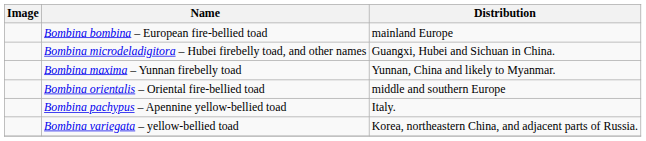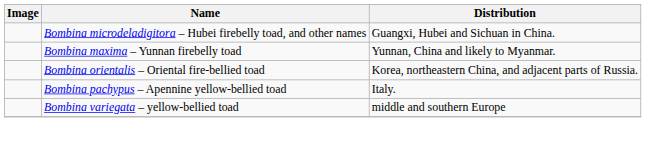- row: (156, 32)
(439, 88) middle and southern Europe -> (505, 70) Korea, northeastern China, and adjacent parts of Russia.
(505, 126) Korea, northeastern China, and adjacent parts of Russia. -> (439, 107) middle and southern Europe
